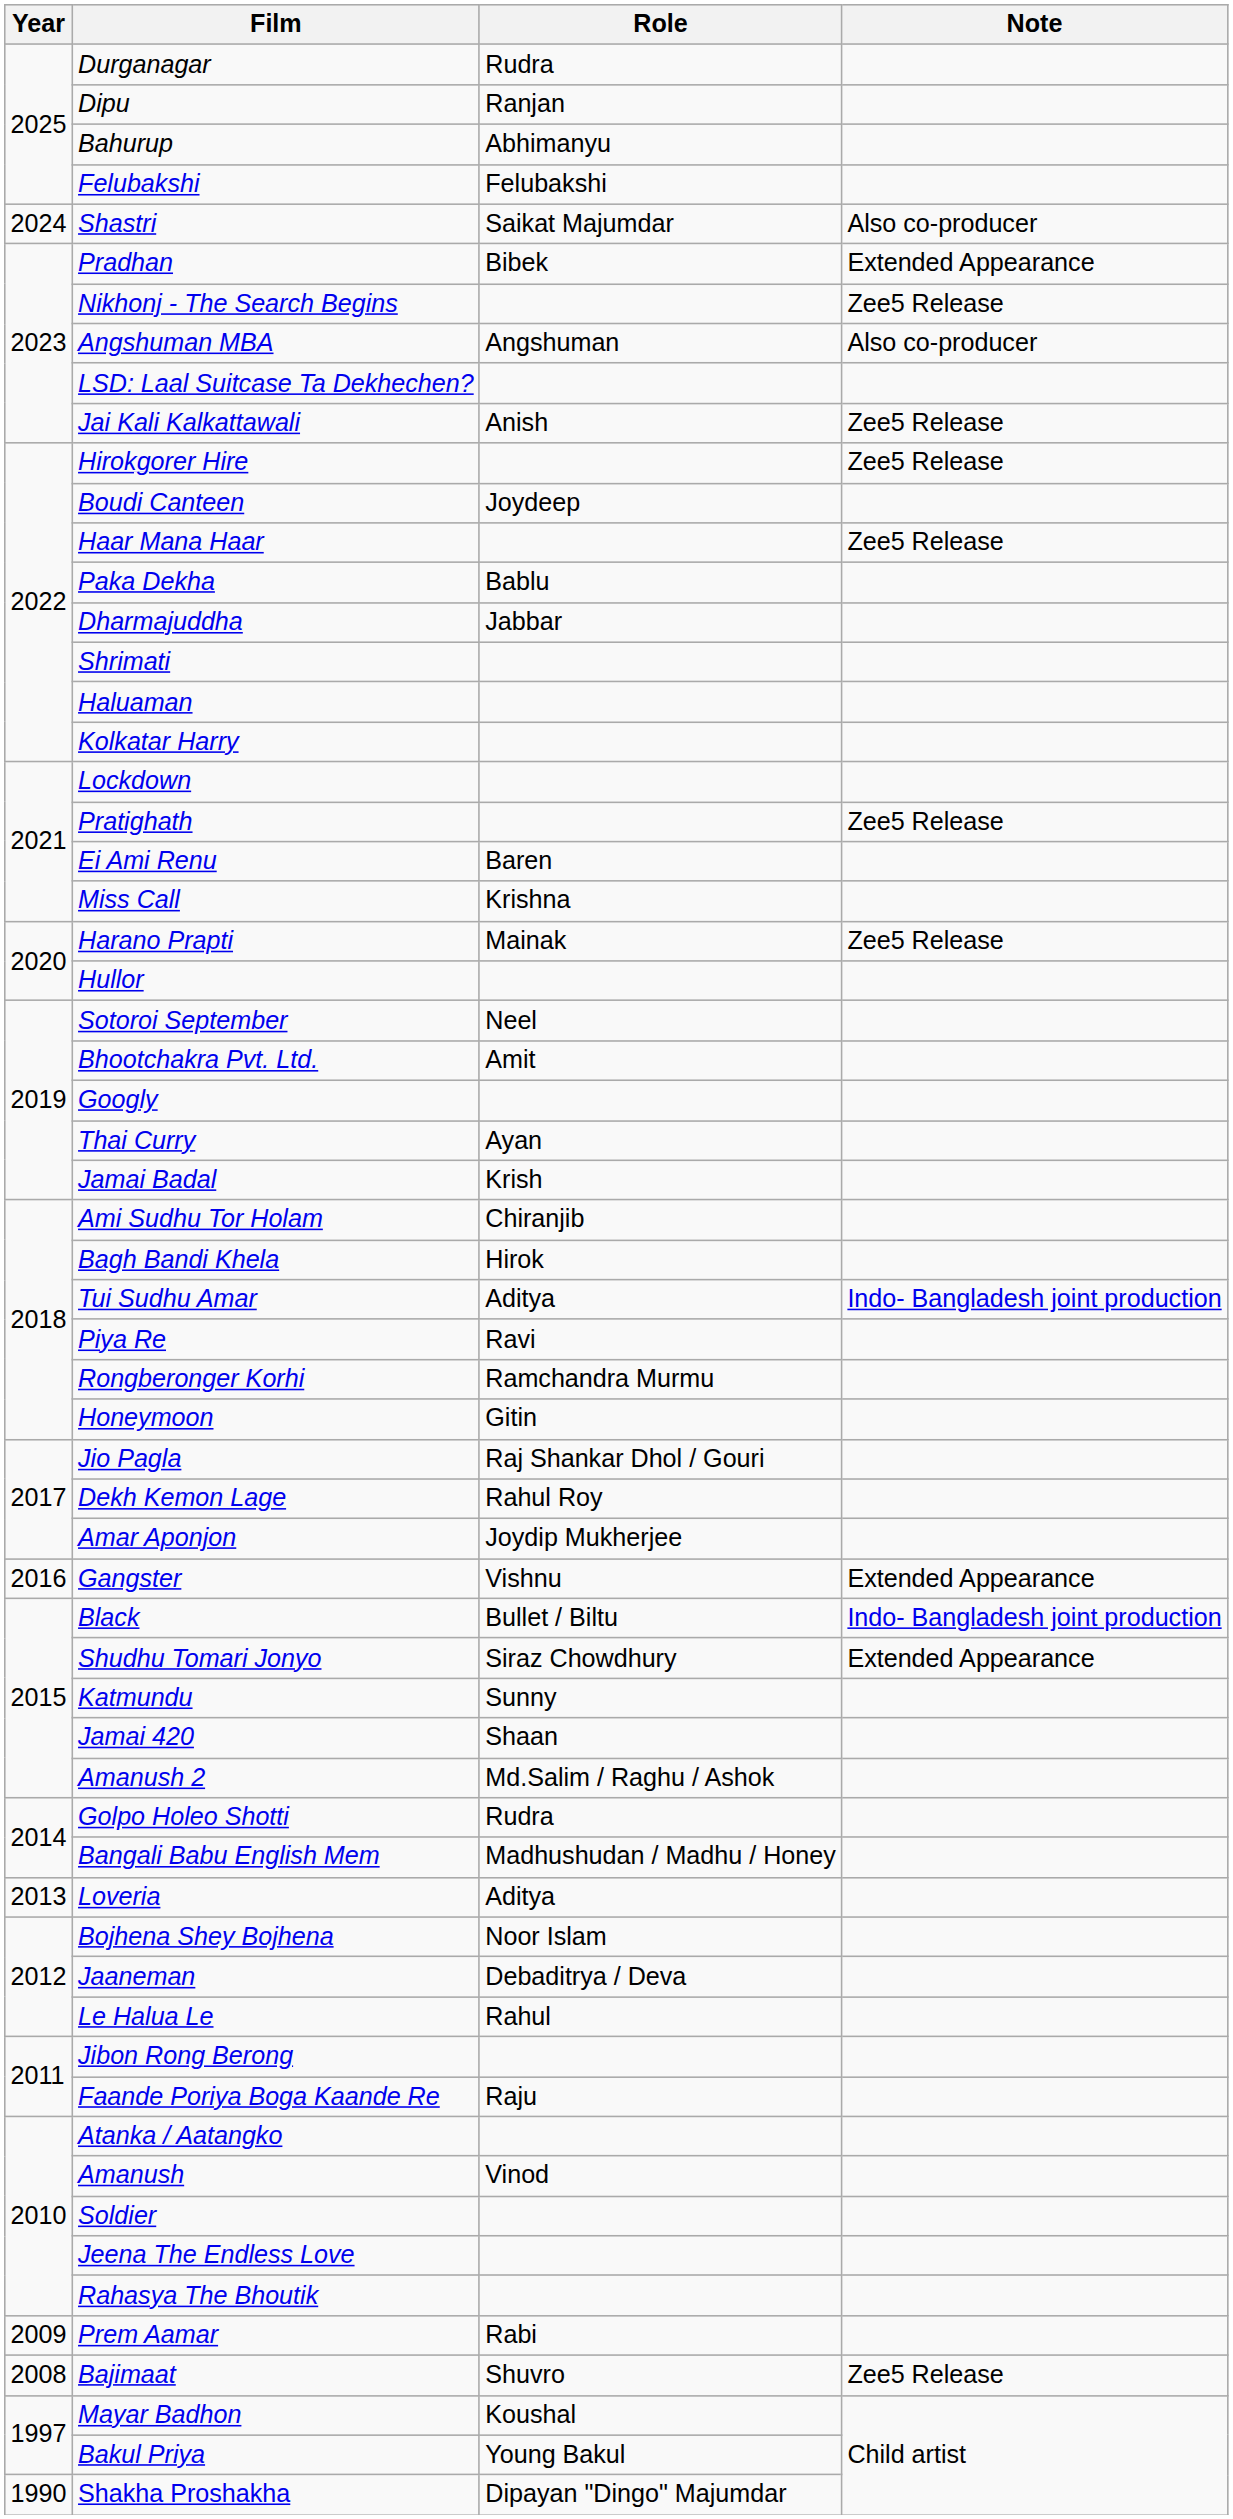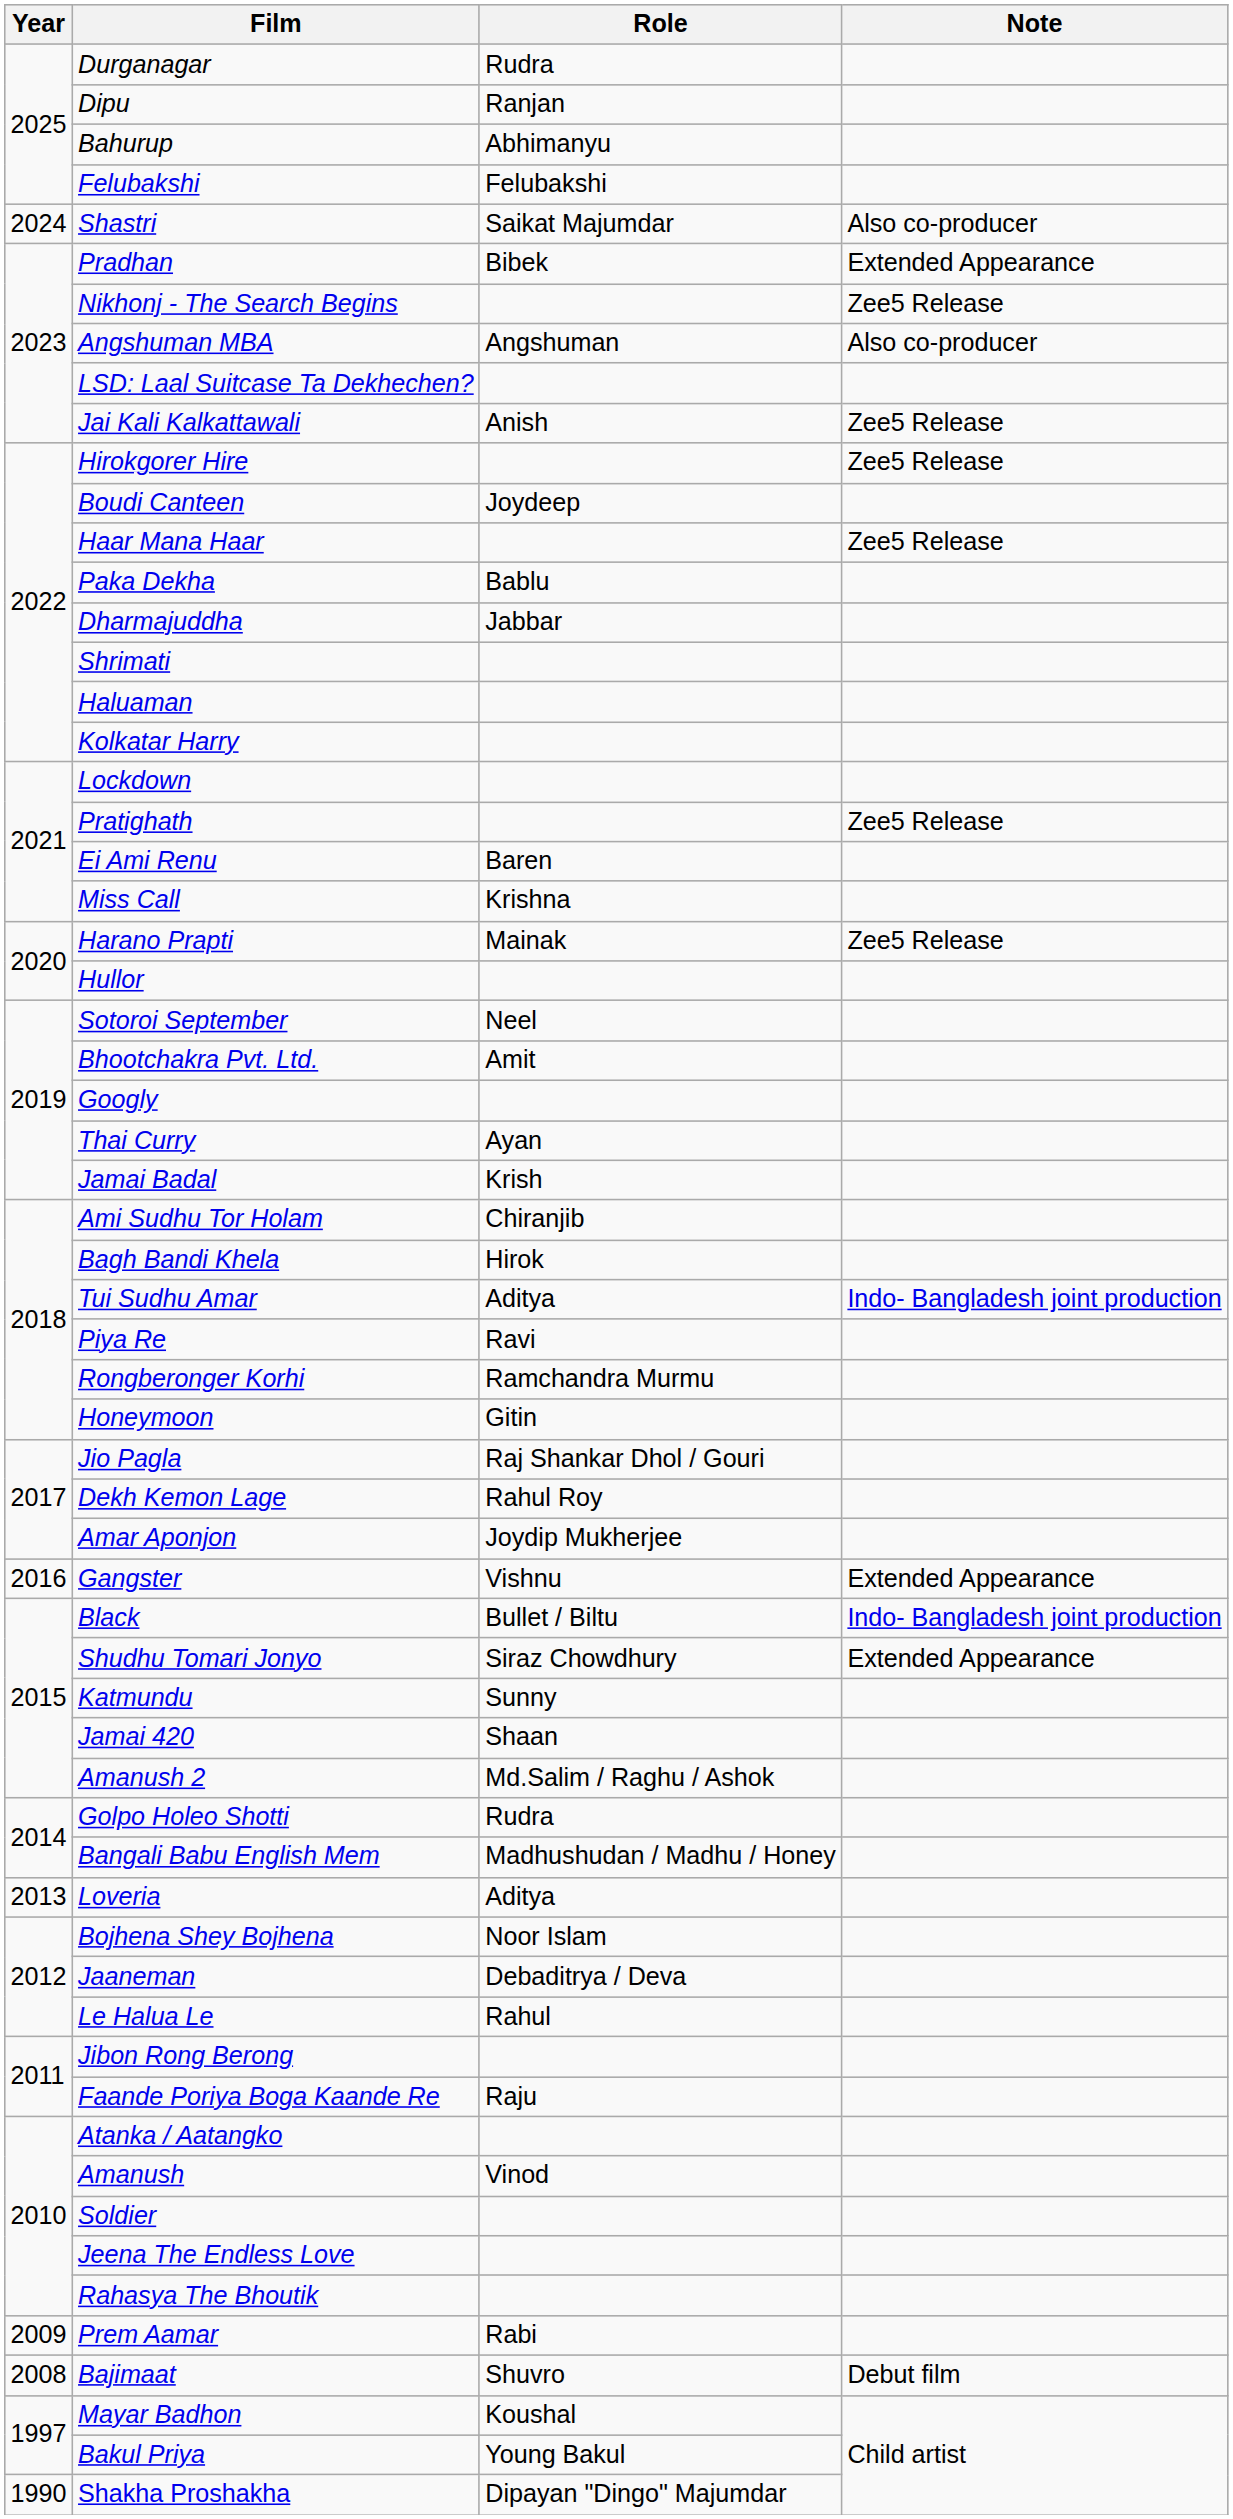(926, 2374) Zee5 Release -> (904, 2374) Debut film
